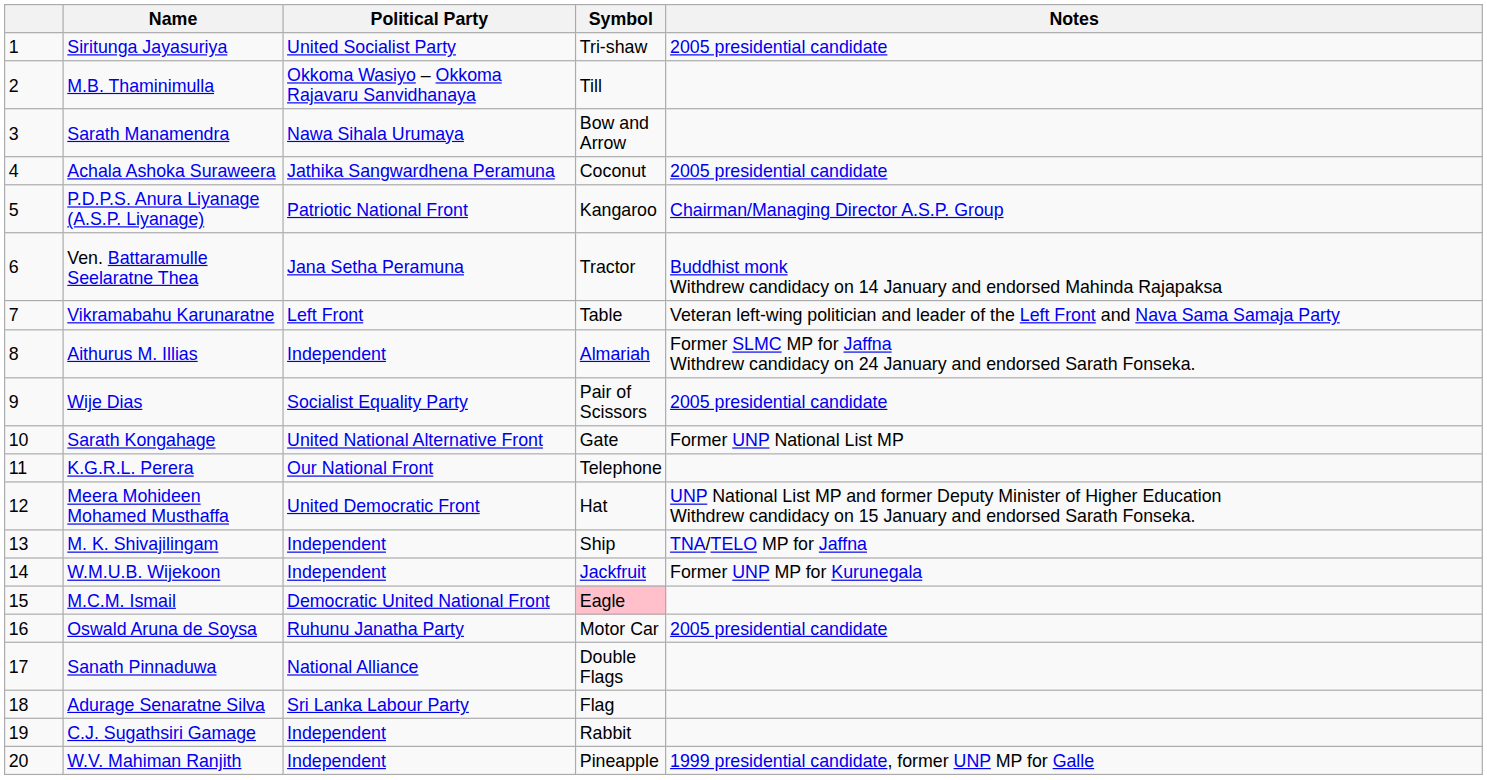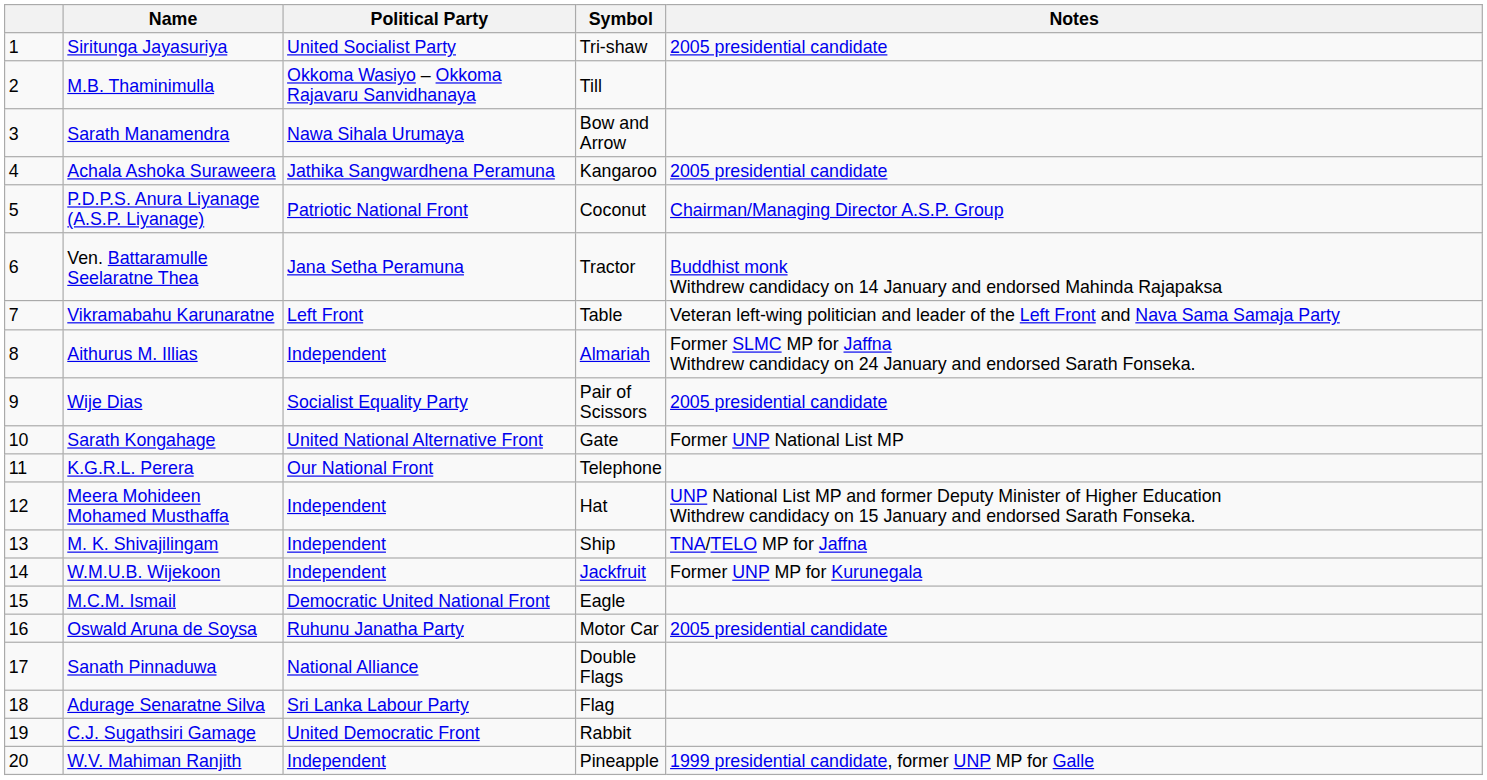(613, 171) Coconut -> (618, 171) Kangaroo
(618, 209) Kangaroo -> (613, 209) Coconut
(383, 506) United Democratic Front -> (337, 506) Independent
(603, 600) pink background -> (603, 600) no background
(337, 733) Independent -> (383, 733) United Democratic Front
